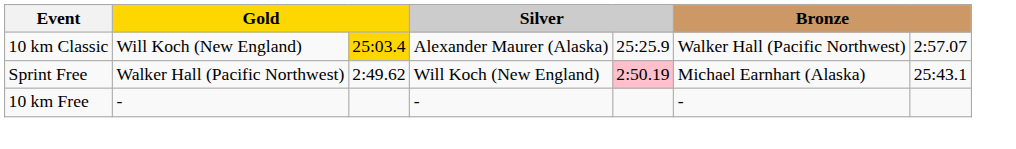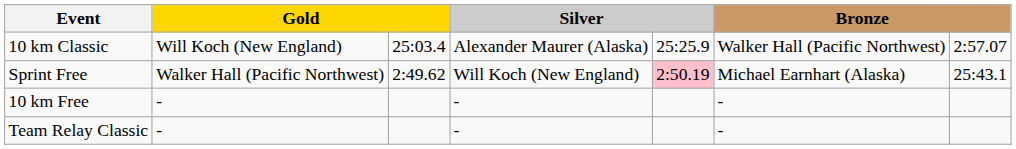(379, 46) gold background -> (419, 46) no background
+ row: (78, 130)
